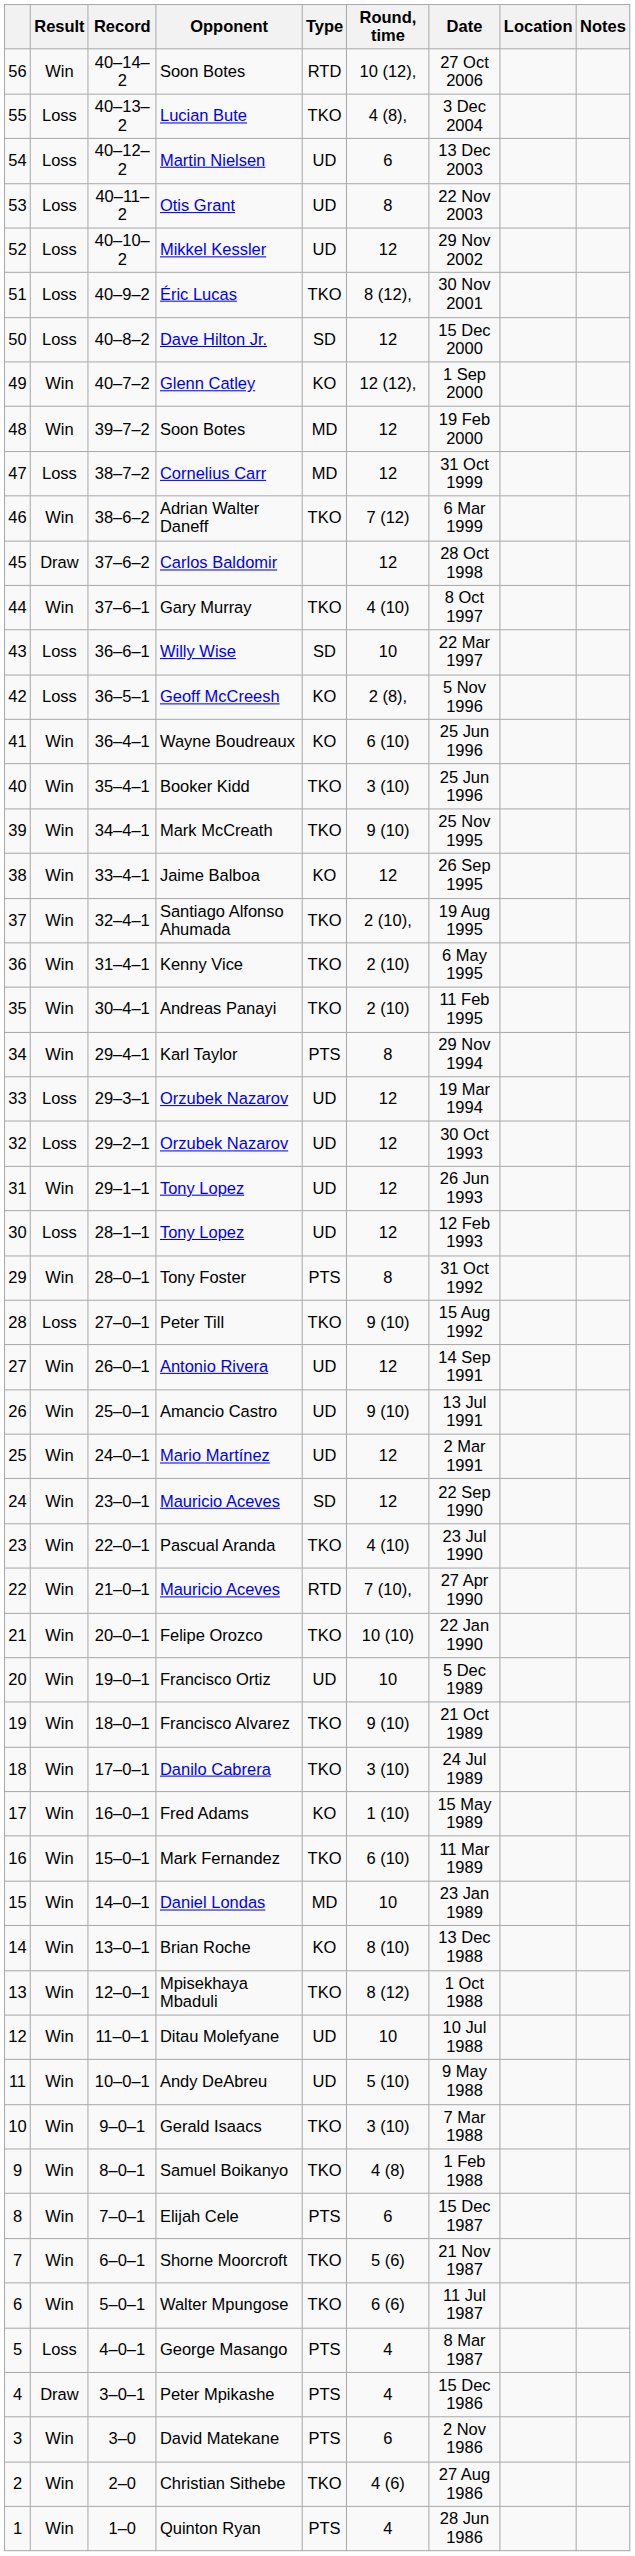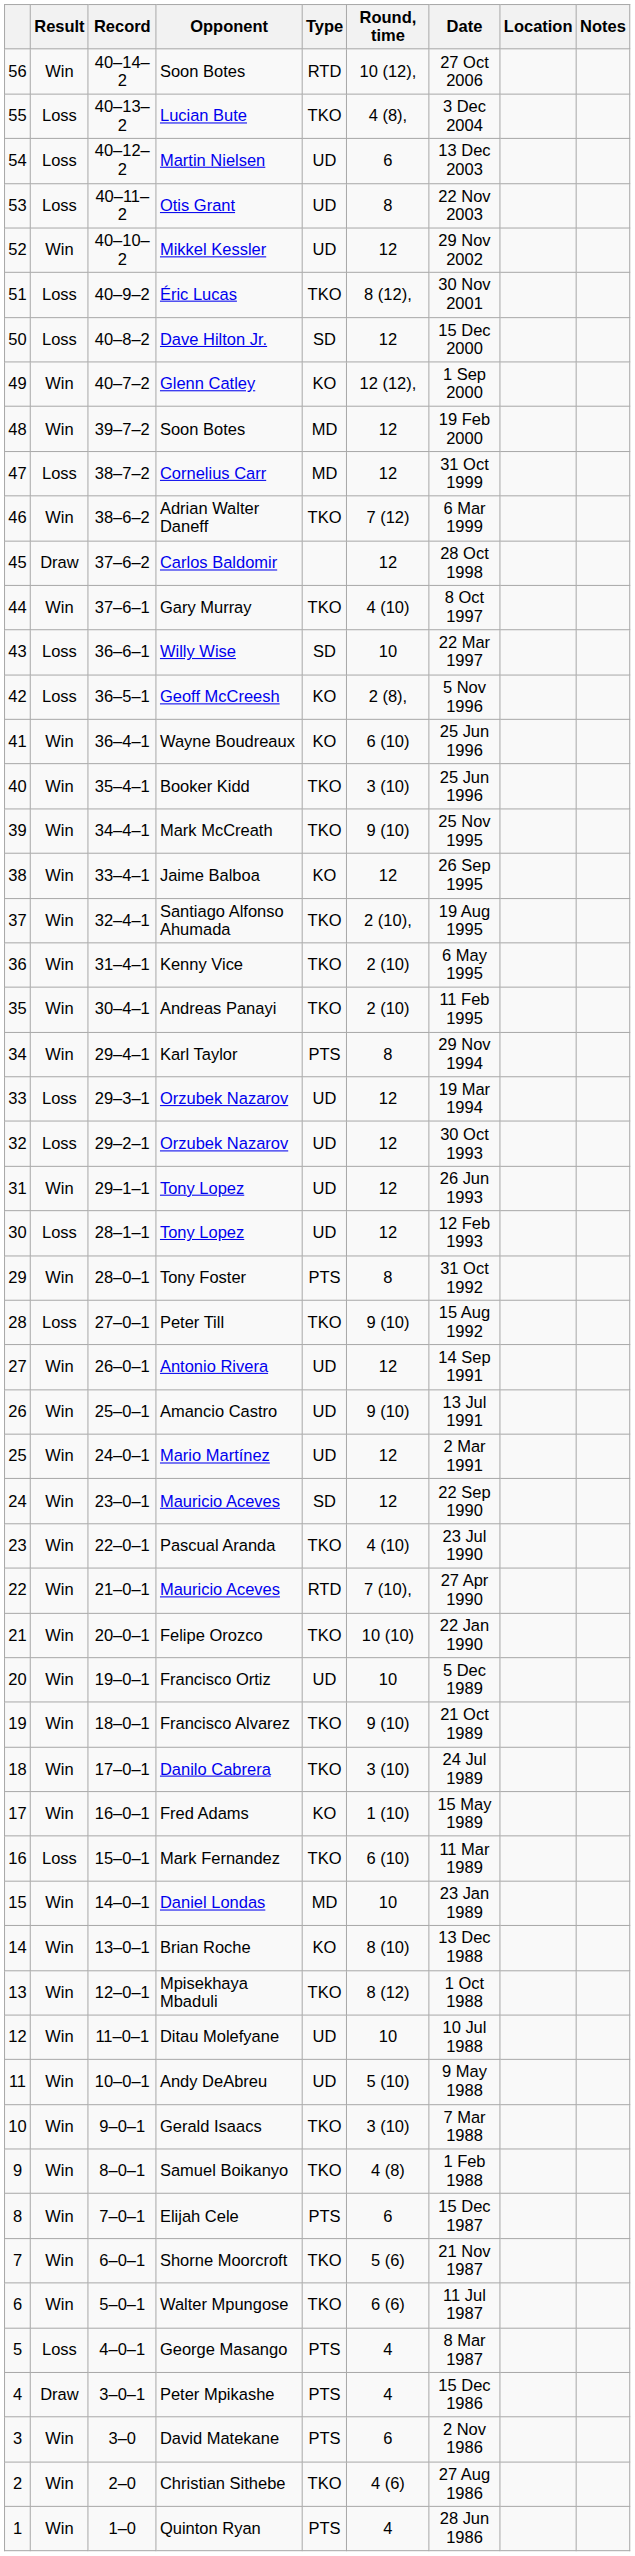(59, 250) Loss -> (59, 250) Win
(59, 1858) Win -> (59, 1858) Loss
